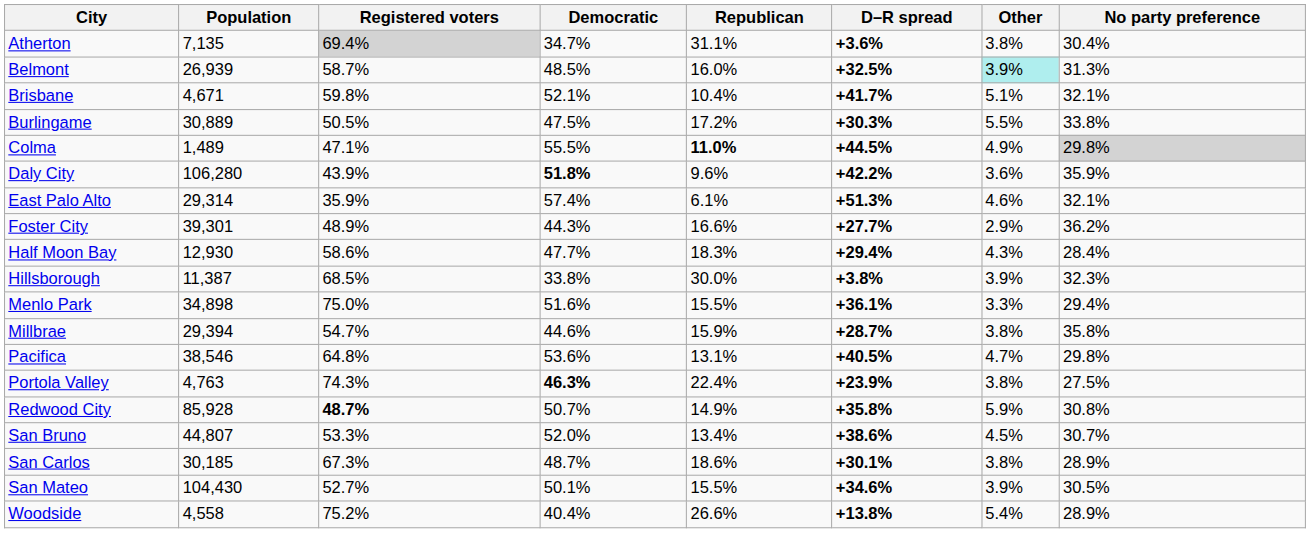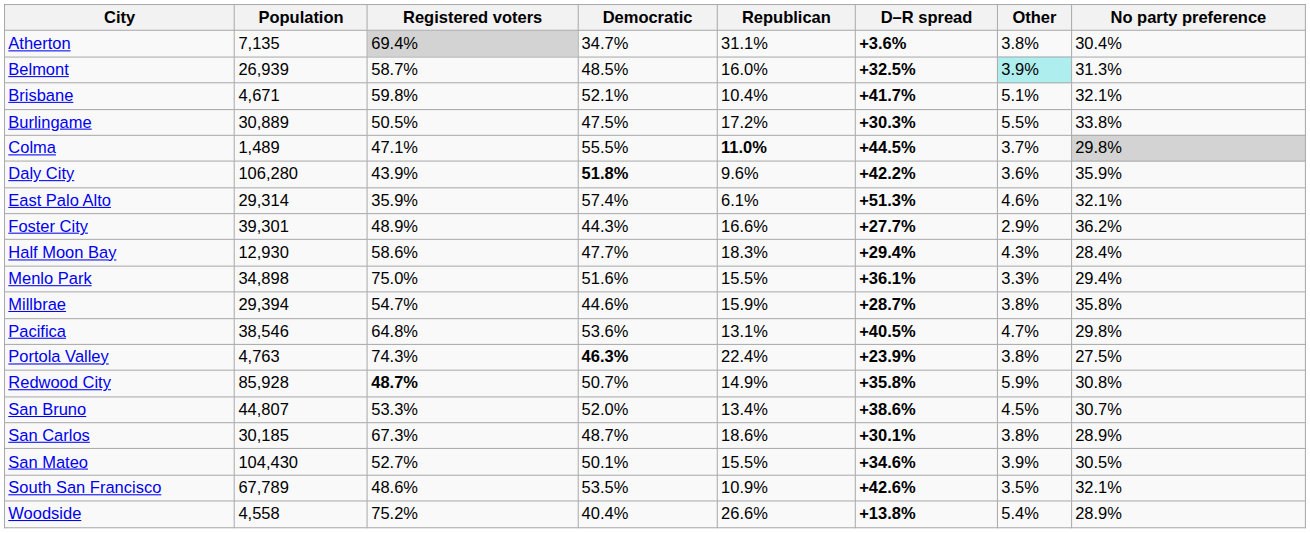(1004, 148) 4.9% -> (1020, 148) 3.7%
- row: (54, 278)
+ row: (85, 488)
